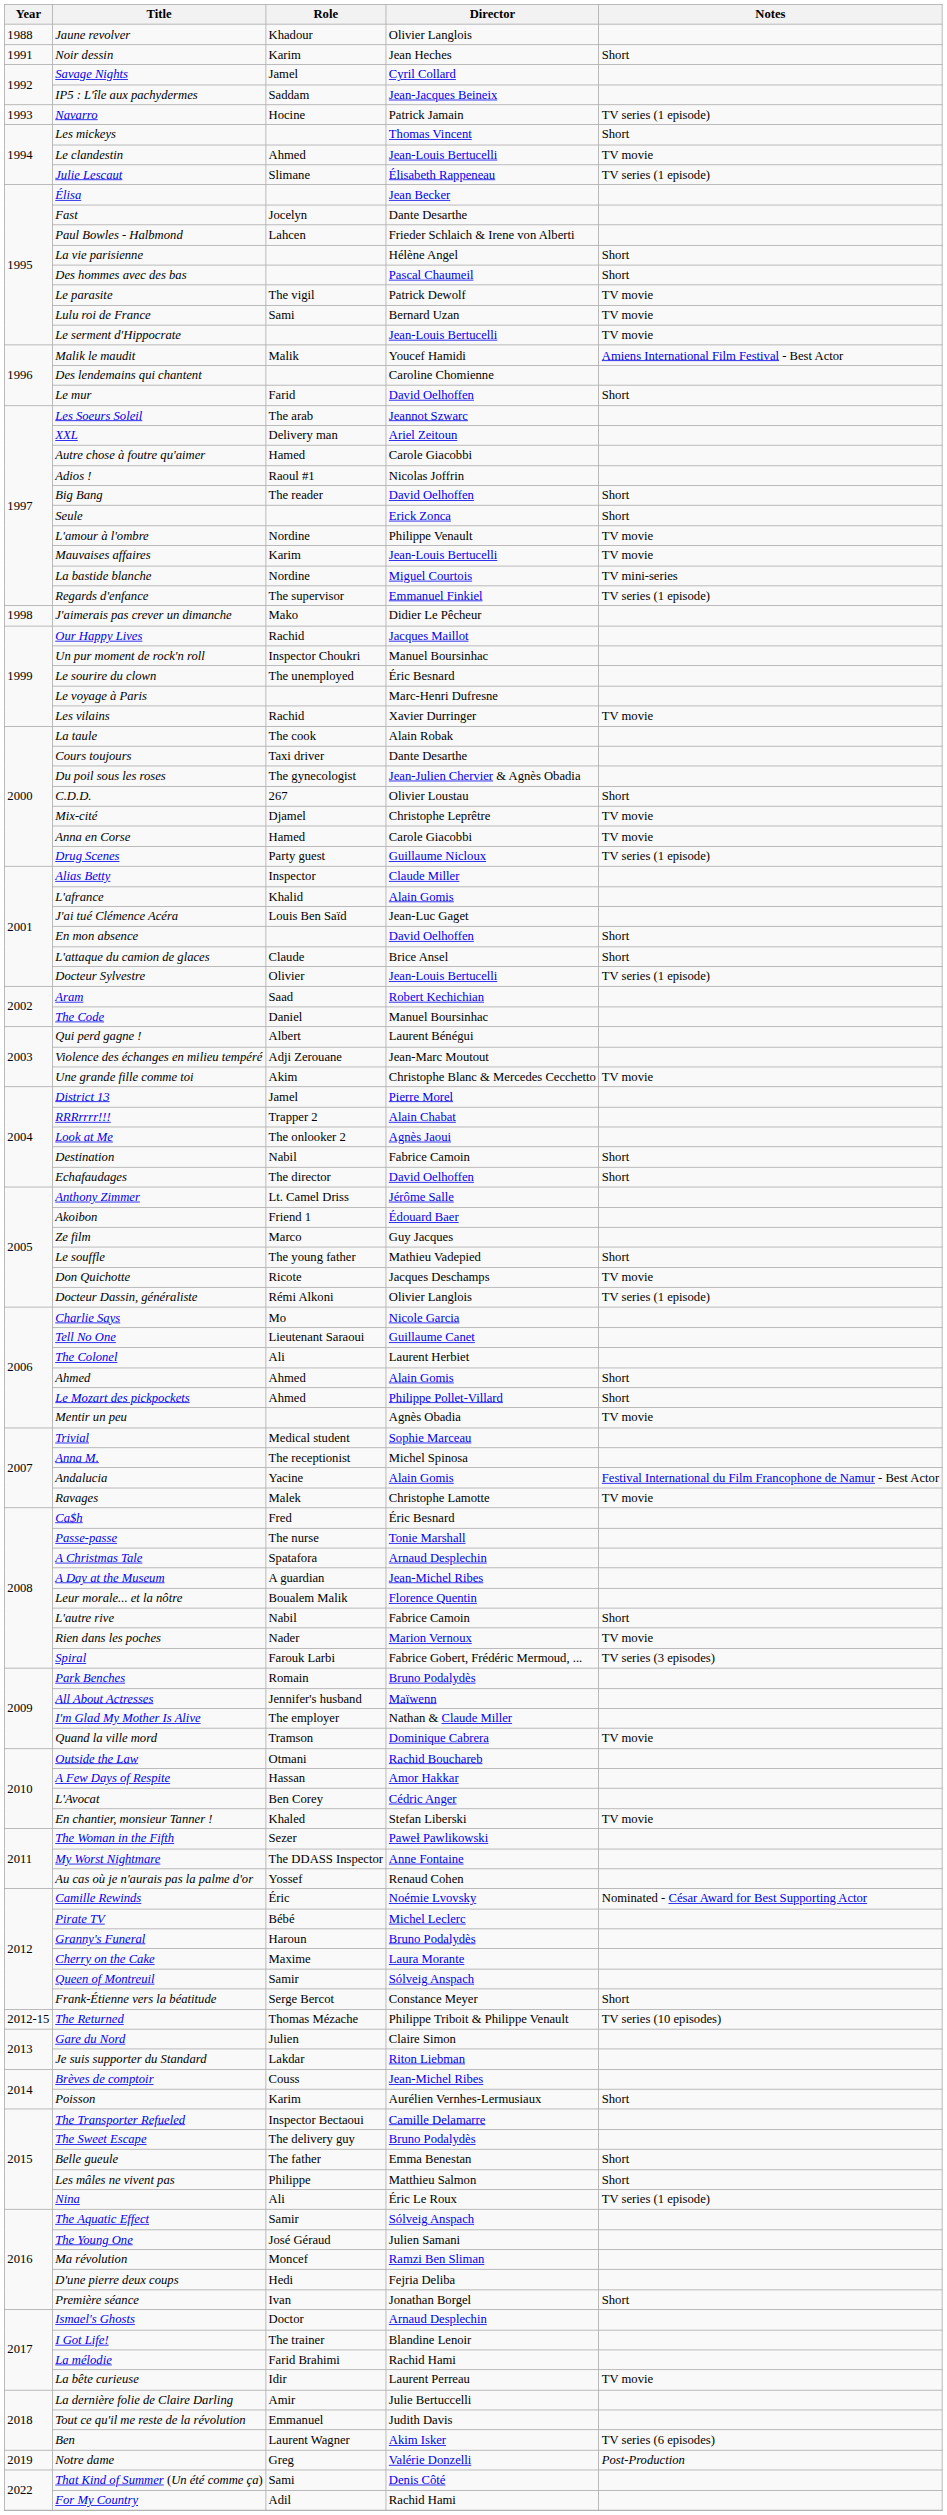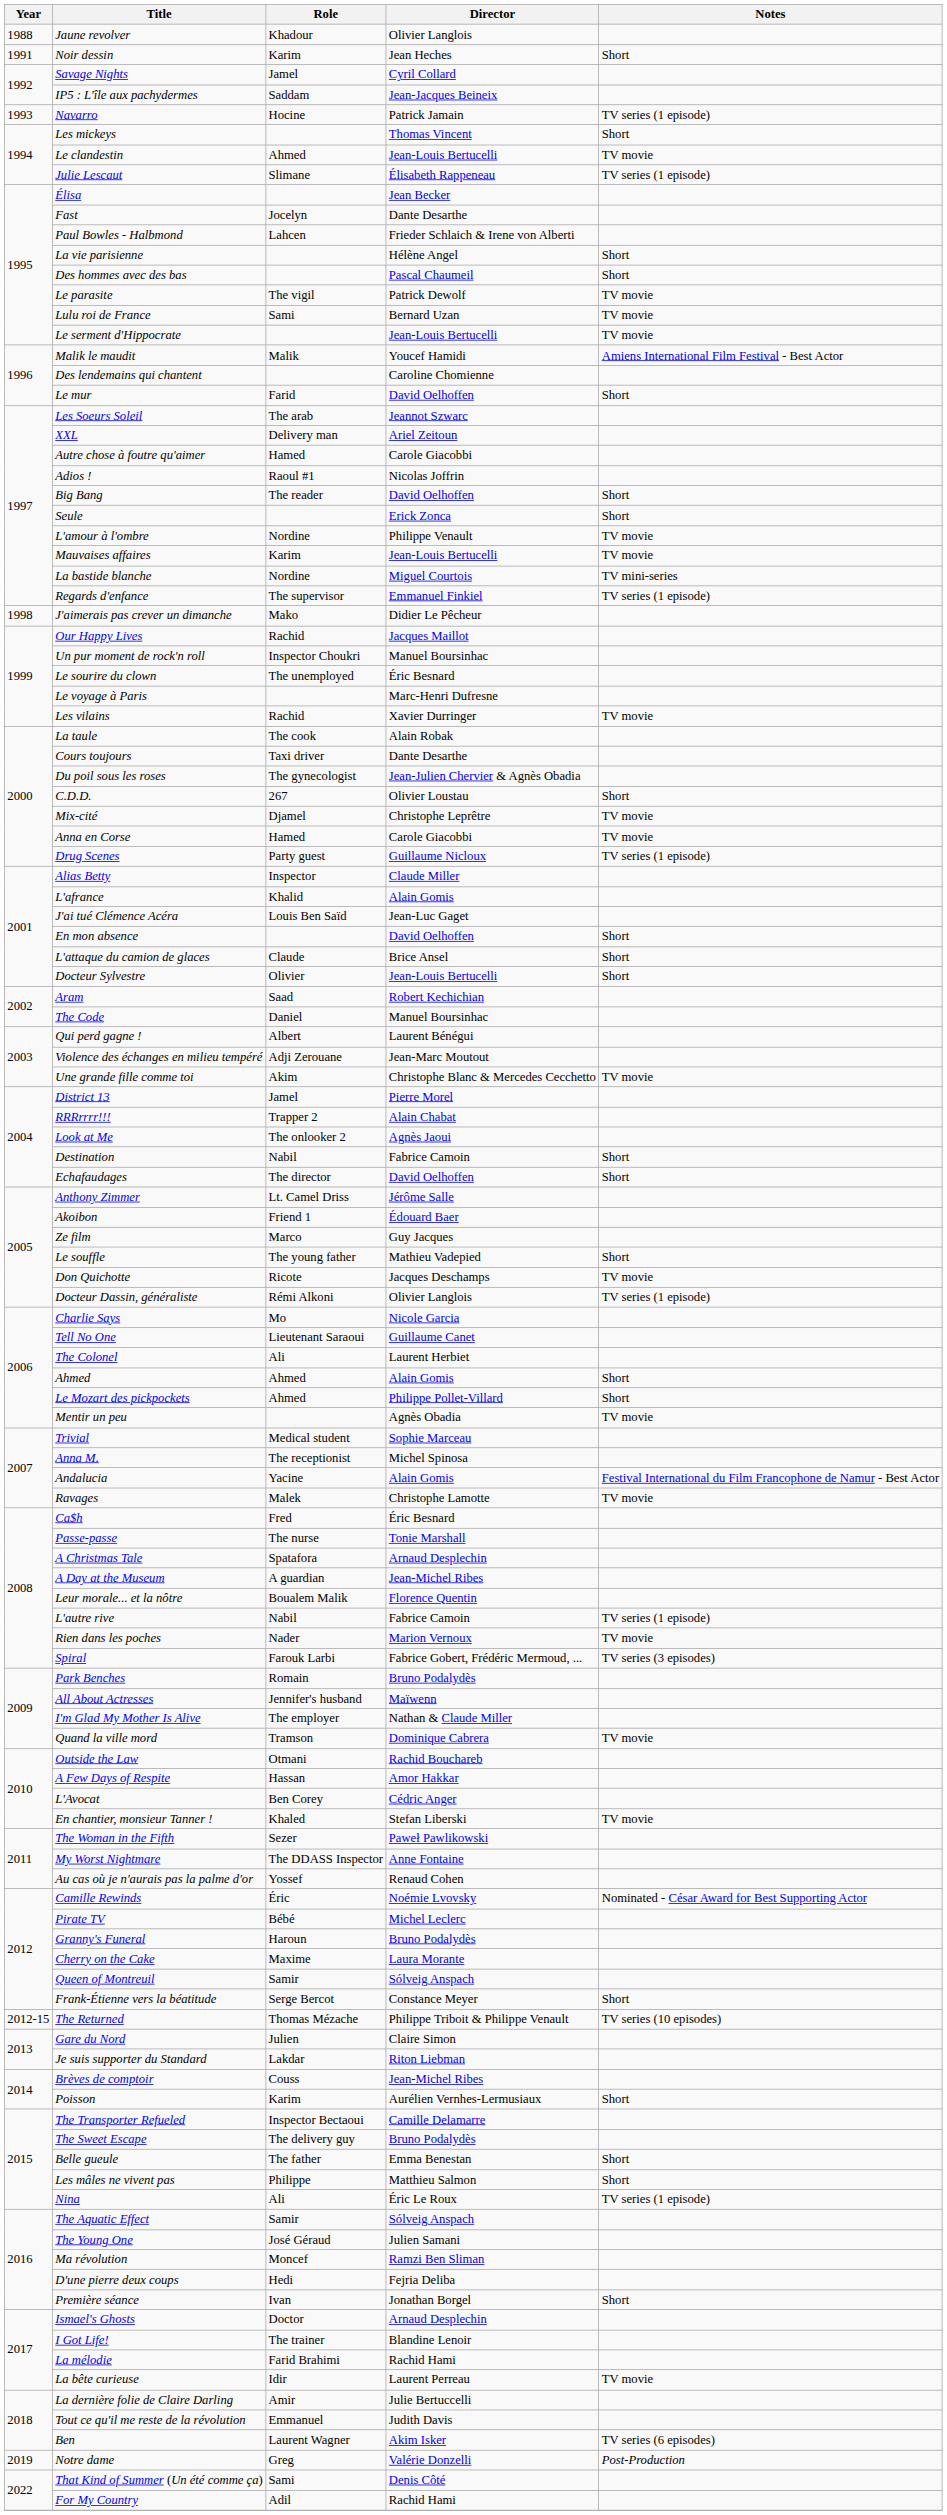(656, 976) TV series (1 episode) -> (615, 976) Short
(615, 1618) Short -> (656, 1618) TV series (1 episode)
